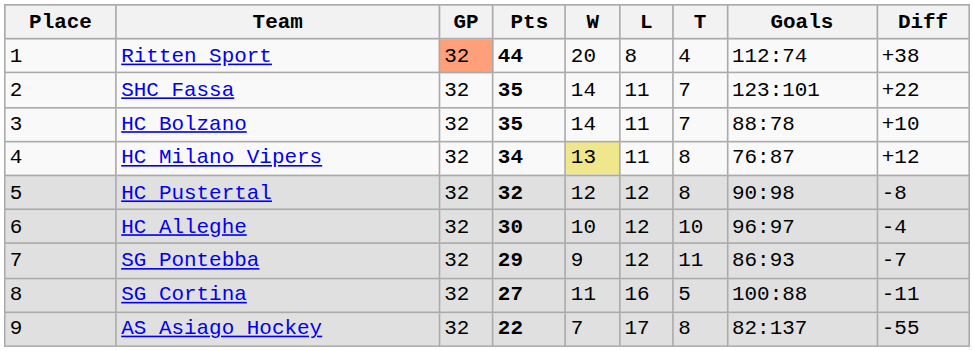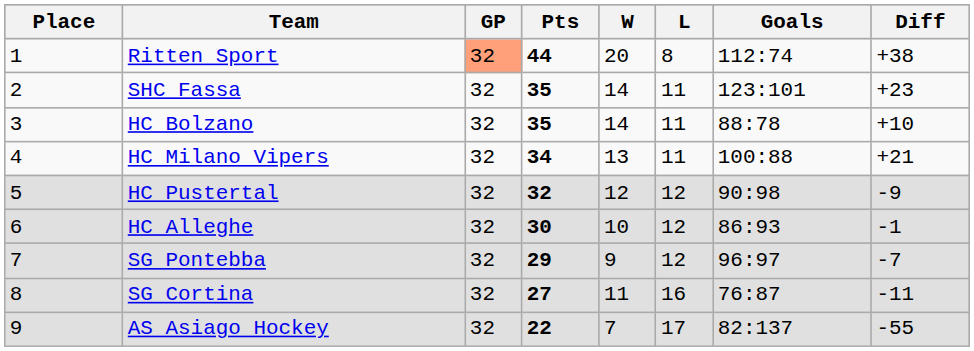- column: (700, 22)
(901, 90) +22 -> (895, 90) +23
(583, 158) khaki background -> (617, 158) no background
(763, 158) 76:87 -> (755, 158) 100:88
(901, 158) +12 -> (895, 158) +21
(894, 192) -8 -> (889, 192) -9
(763, 227) 96:97 -> (749, 227) 86:93
(894, 227) -4 -> (889, 227) -1
(763, 261) 86:93 -> (749, 261) 96:97
(770, 295) 100:88 -> (749, 295) 76:87
